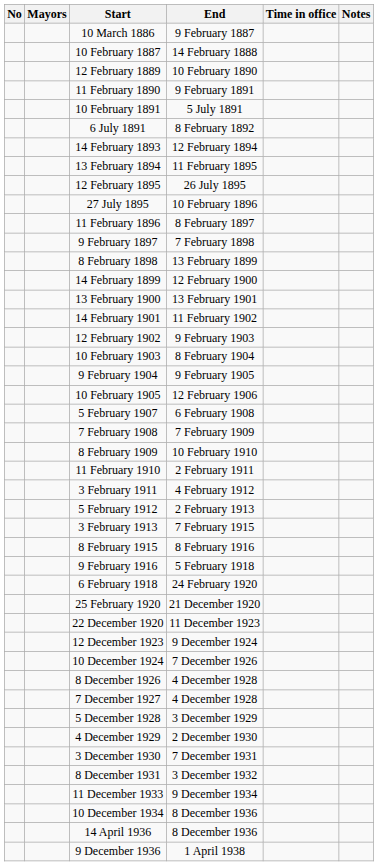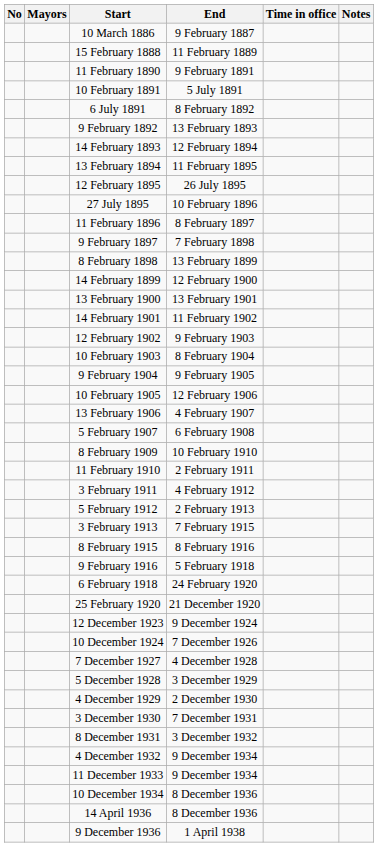- row: (118, 52)
+ row: (118, 52)
- row: (118, 71)
+ row: (118, 128)
+ row: (118, 413)
- row: (118, 432)
- row: (118, 623)
- row: (118, 680)
+ row: (118, 756)
